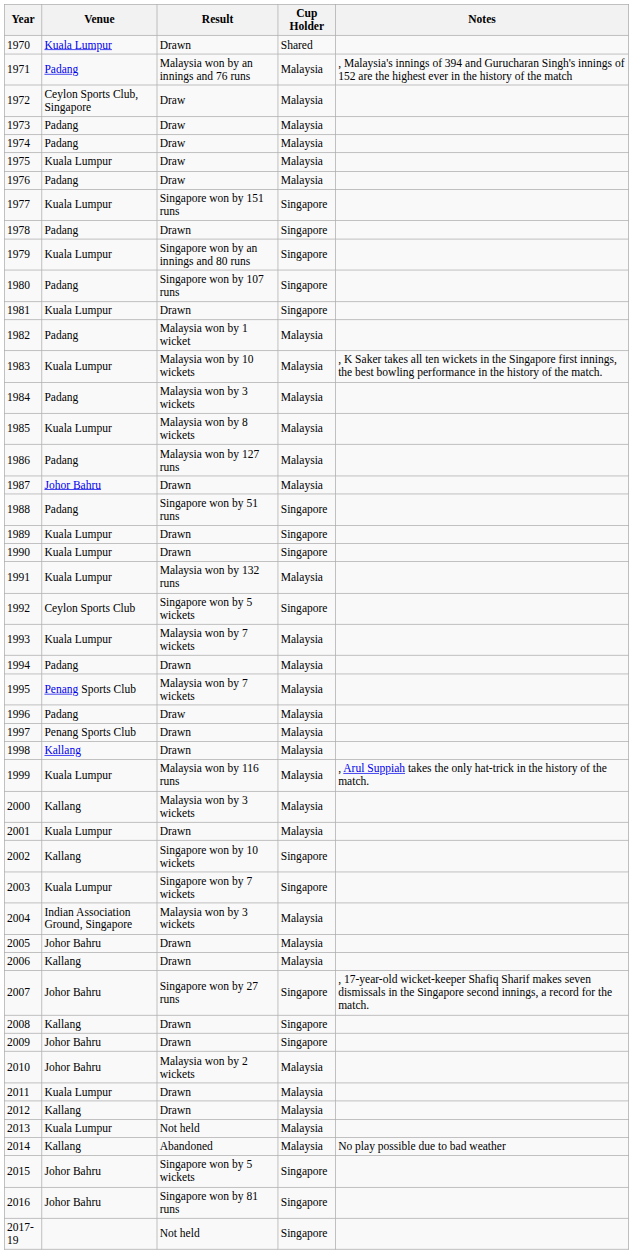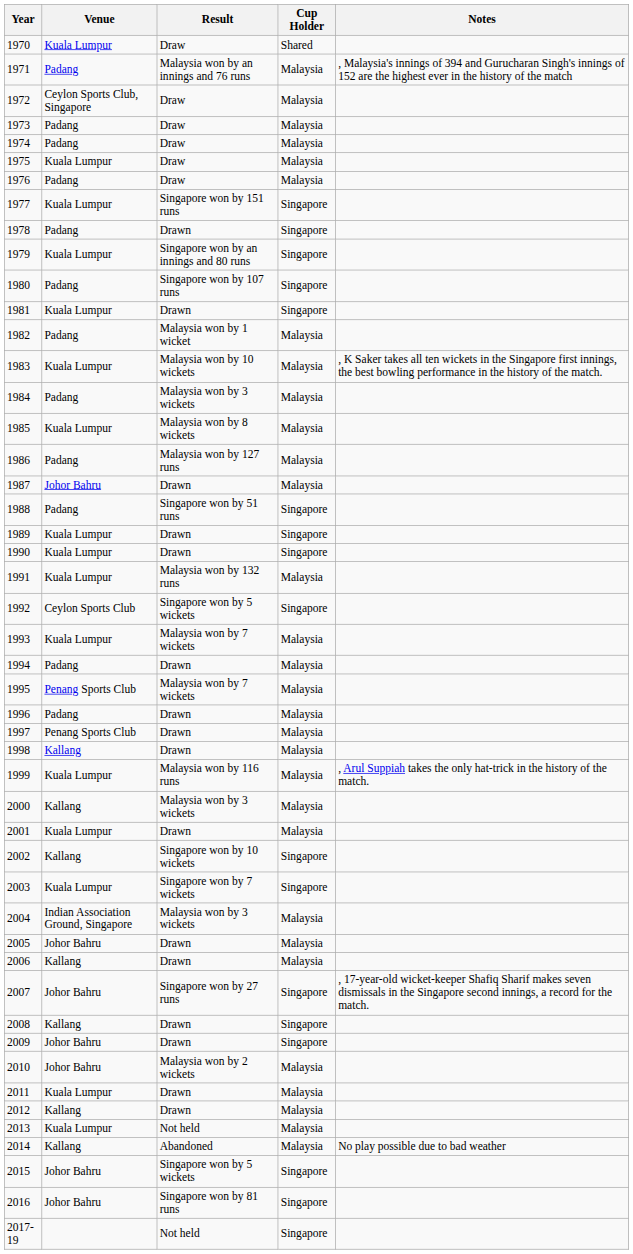(175, 44) Drawn -> (172, 44) Draw
(172, 714) Draw -> (175, 714) Drawn
